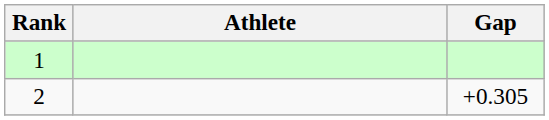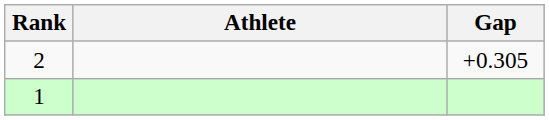rows swapped: (39, 59) <-> (39, 96)
